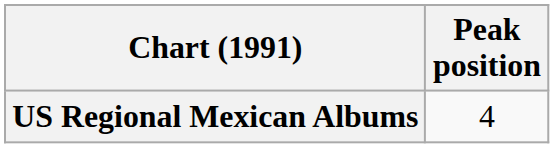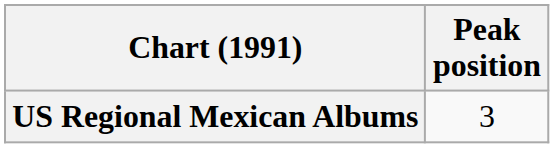(487, 116) 4 -> (487, 116) 3
